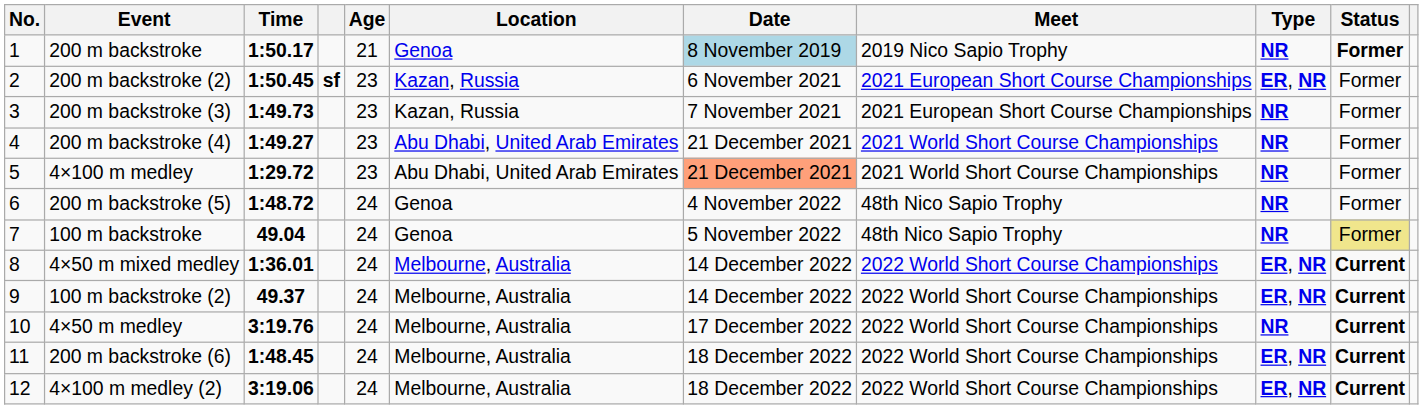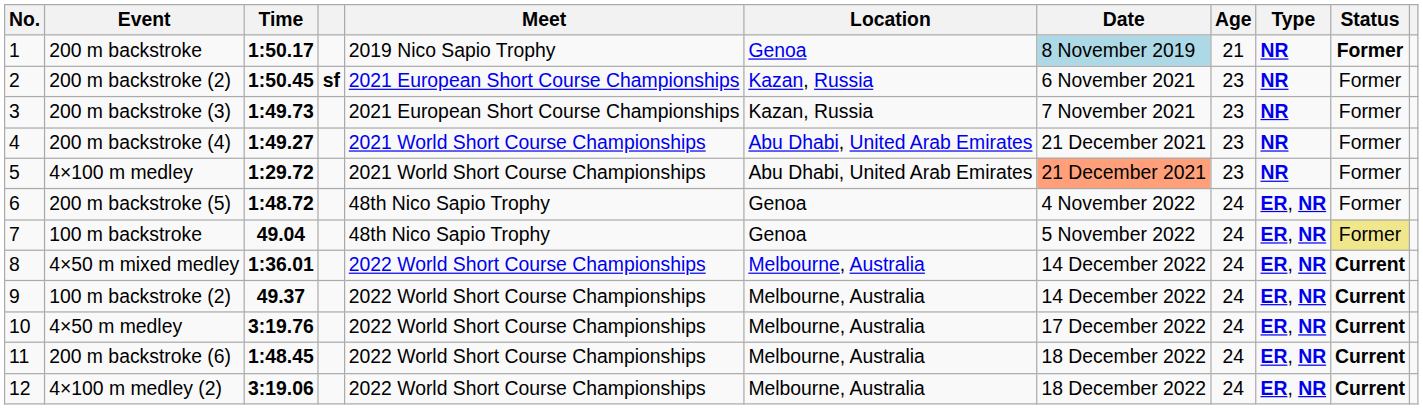columns swapped: (1056, 19) <-> (367, 19)
(1293, 81) ER, NR -> (1274, 81) NR
(1274, 204) NR -> (1293, 204) ER, NR
(1274, 234) NR -> (1293, 234) ER, NR
(1274, 326) NR -> (1293, 326) ER, NR
